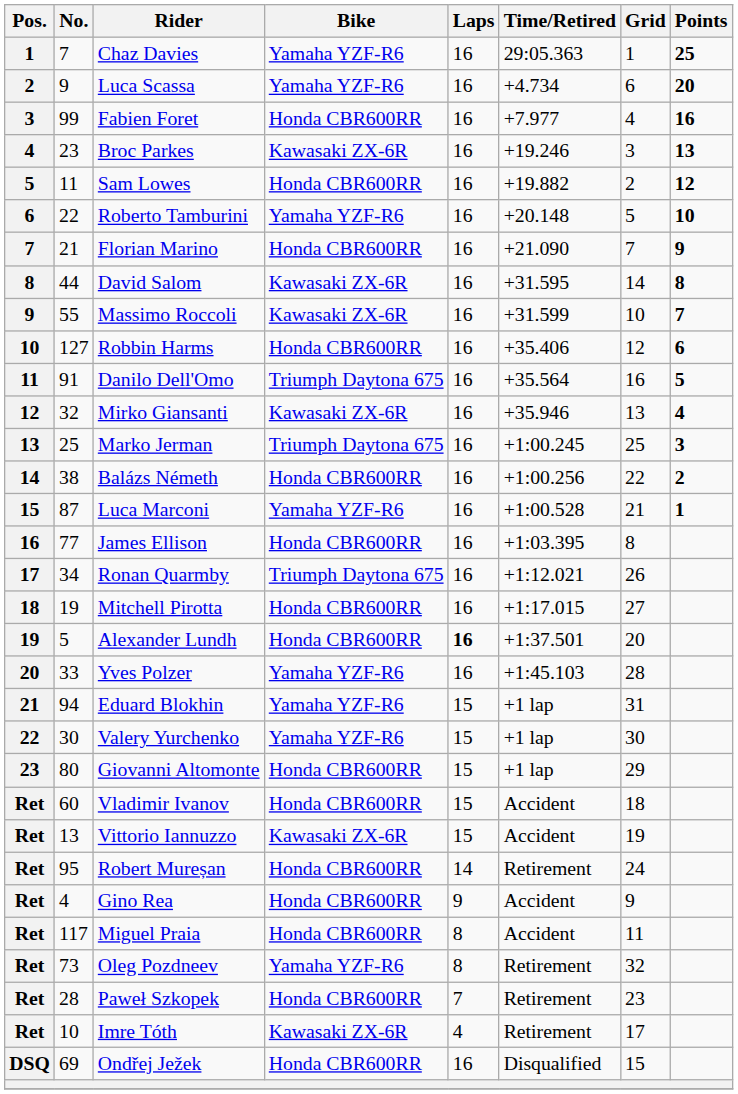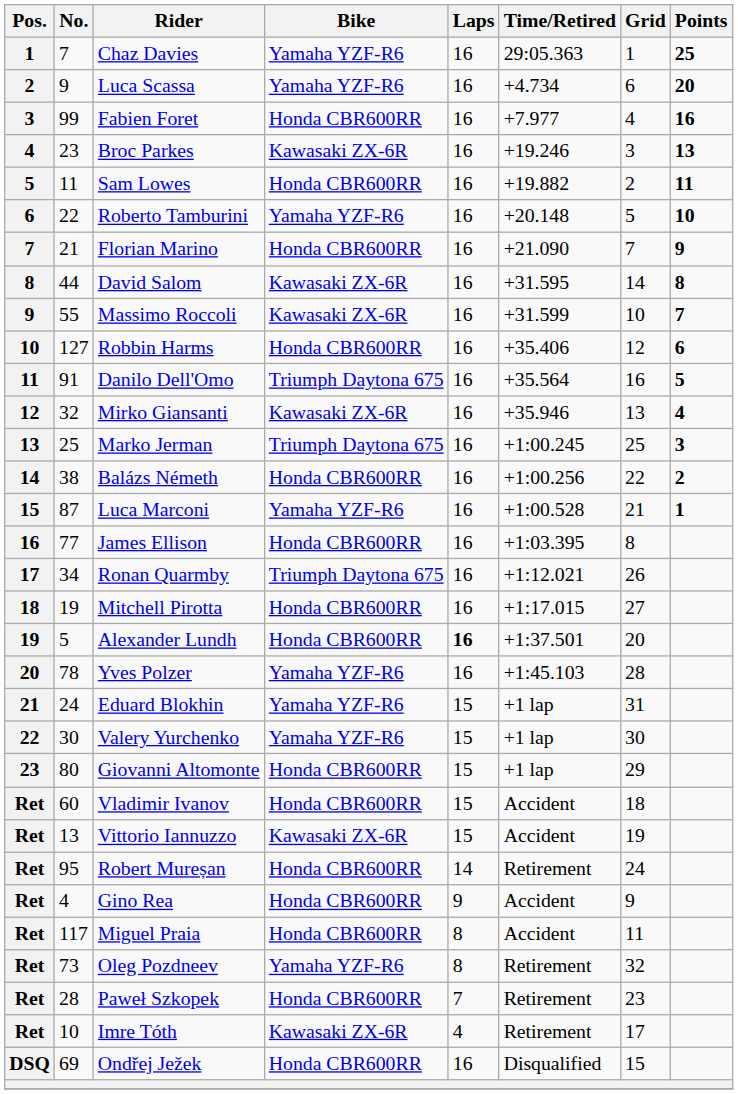(685, 183) 12 -> (684, 183) 11
(69, 672) 33 -> (69, 672) 78
(69, 705) 94 -> (69, 705) 24
